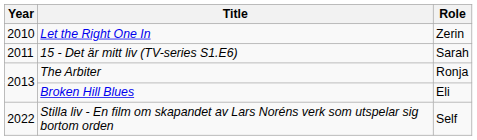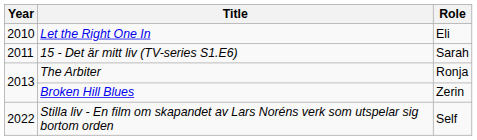(450, 33) Zerin -> (443, 33) Eli
(443, 92) Eli -> (450, 92) Zerin
